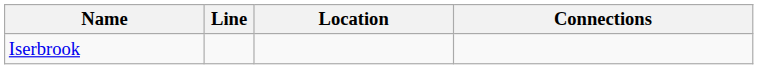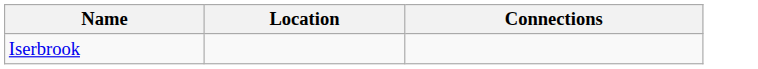- column: (229, 19)
